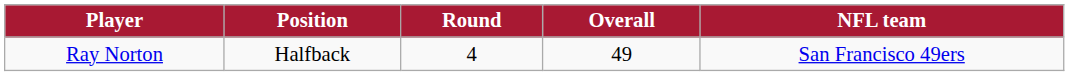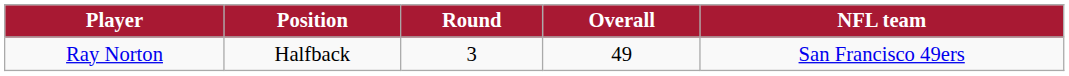(472, 53) 4 -> (472, 53) 3
